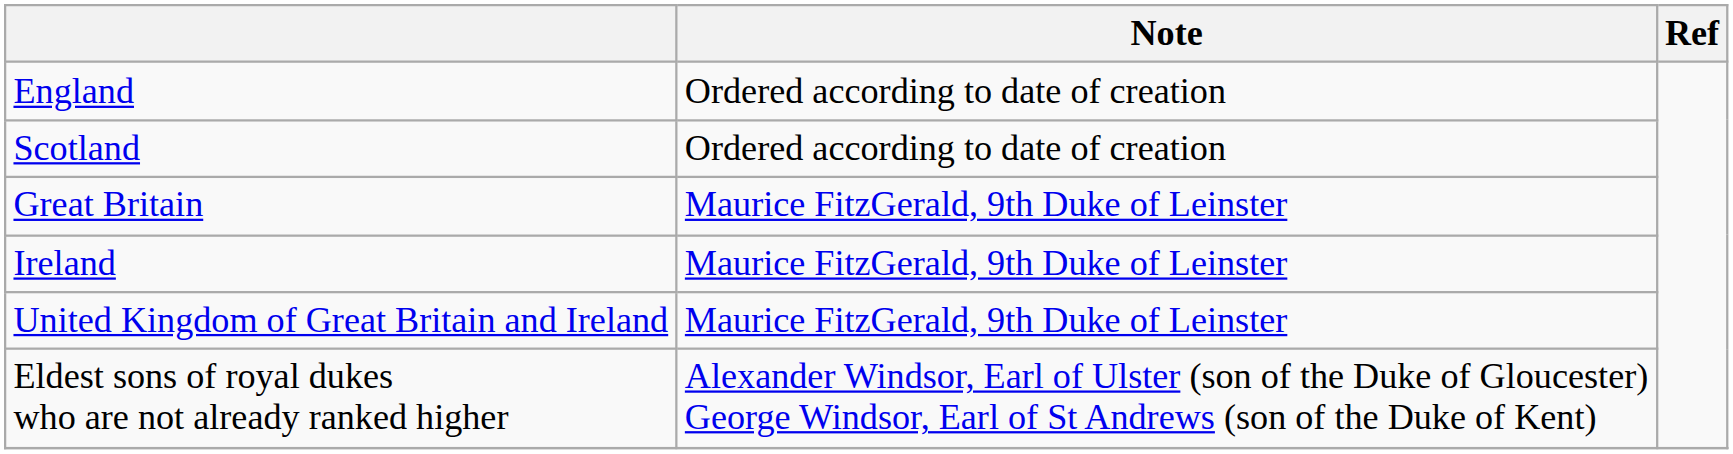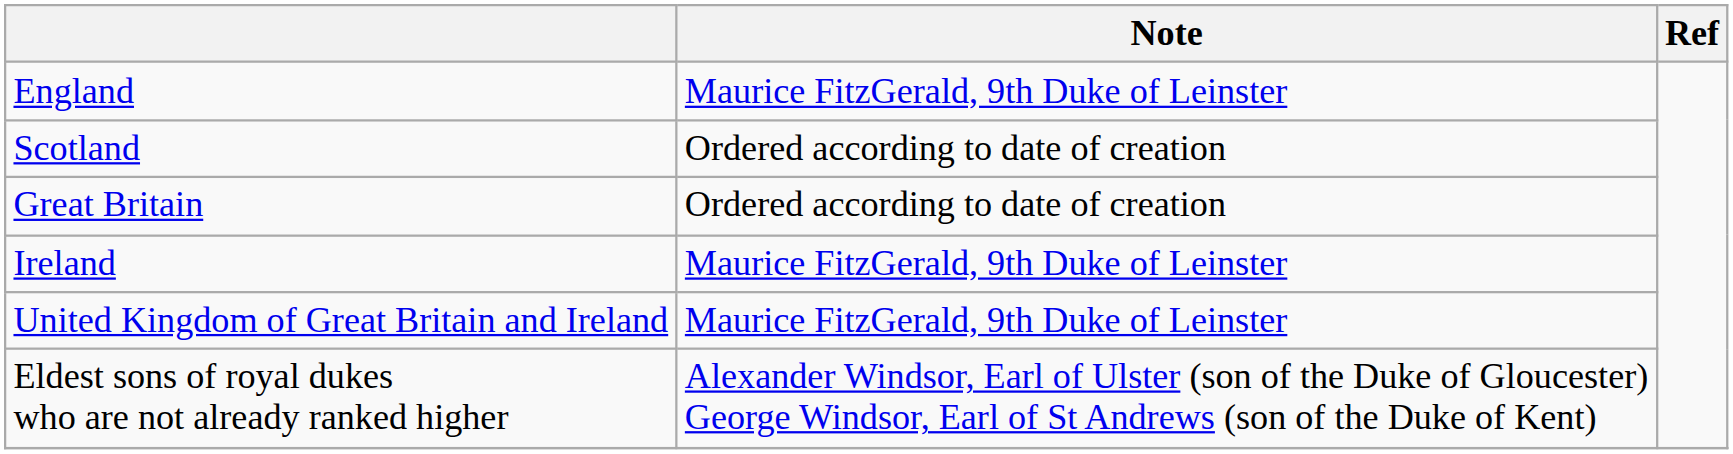(955, 90) Ordered according to date of creation -> (986, 90) Maurice FitzGerald, 9th Duke of Leinster
(986, 205) Maurice FitzGerald, 9th Duke of Leinster -> (955, 205) Ordered according to date of creation
